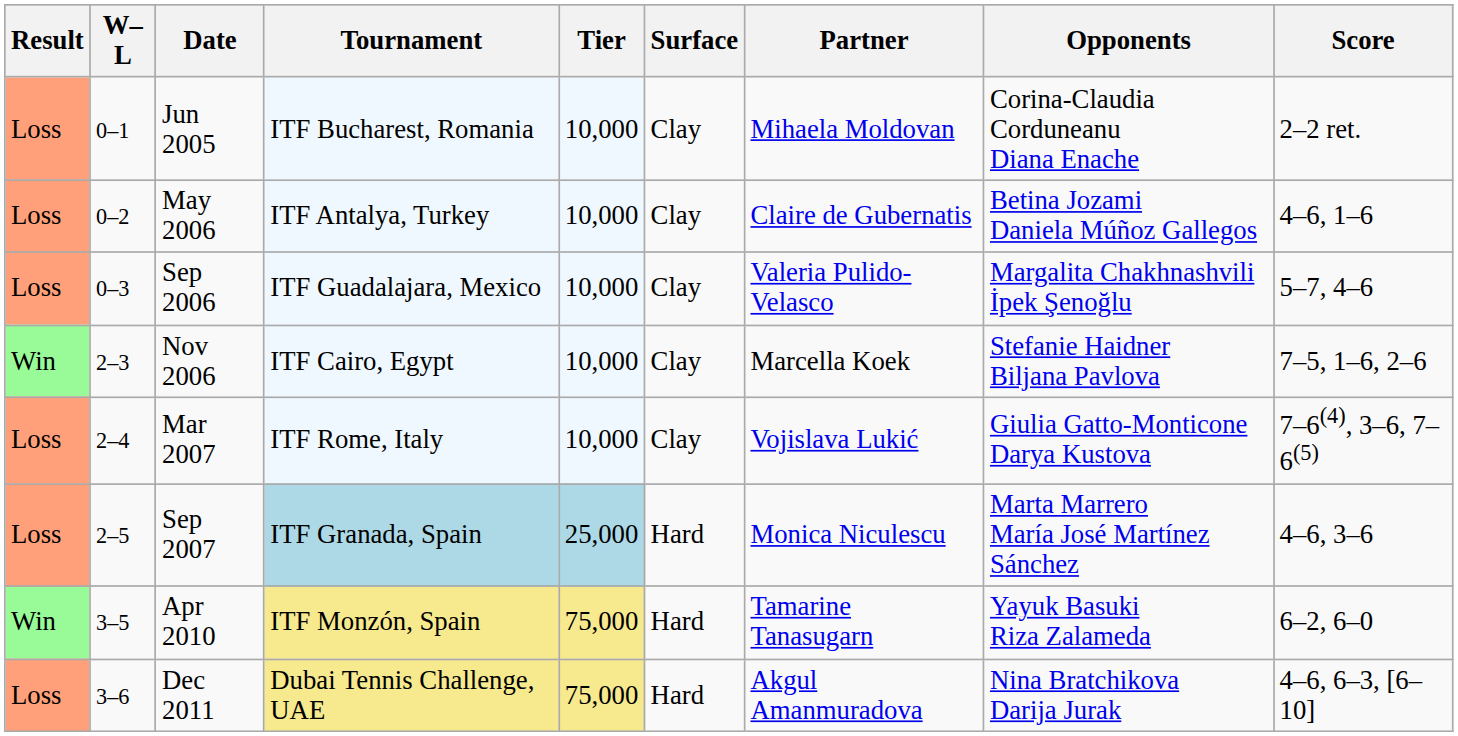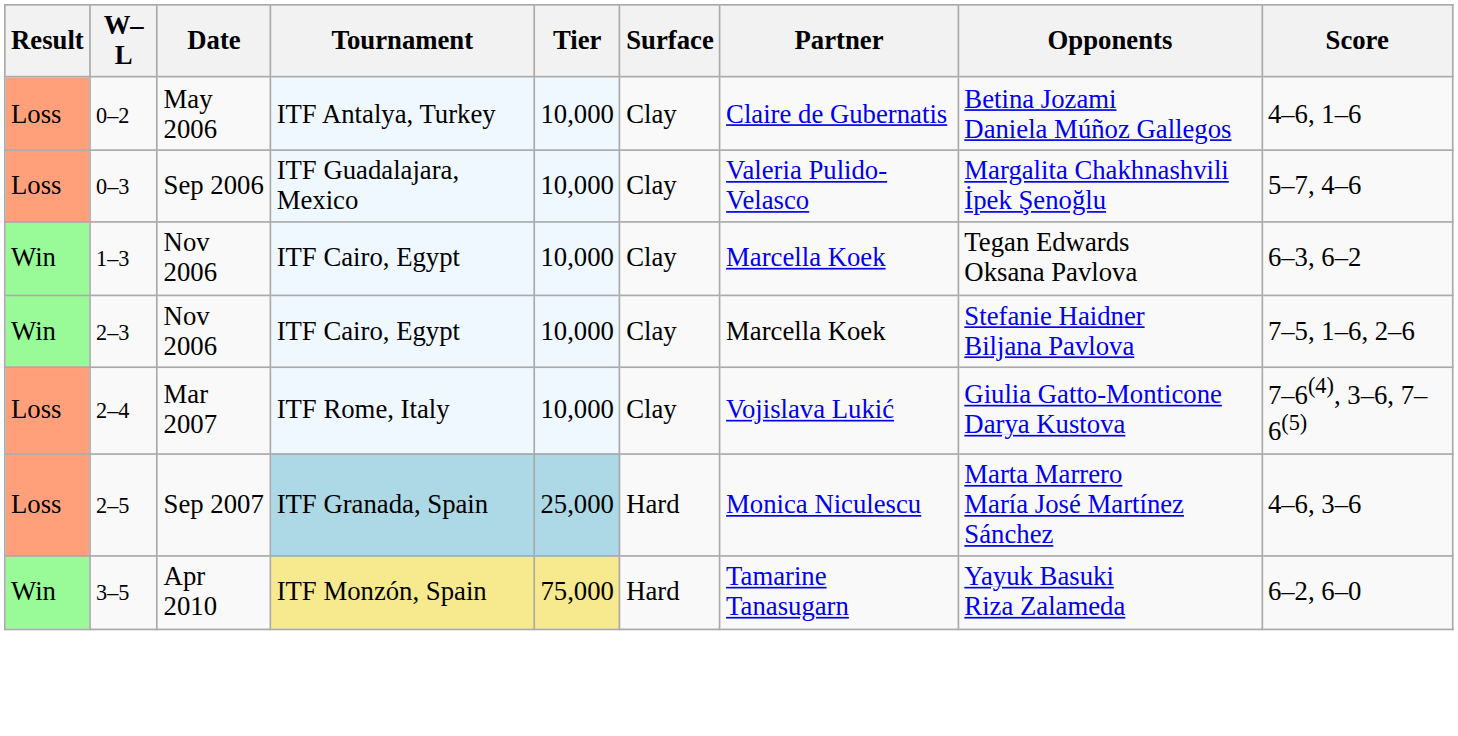- row: (113, 129)
+ row: (113, 259)
- row: (113, 696)
